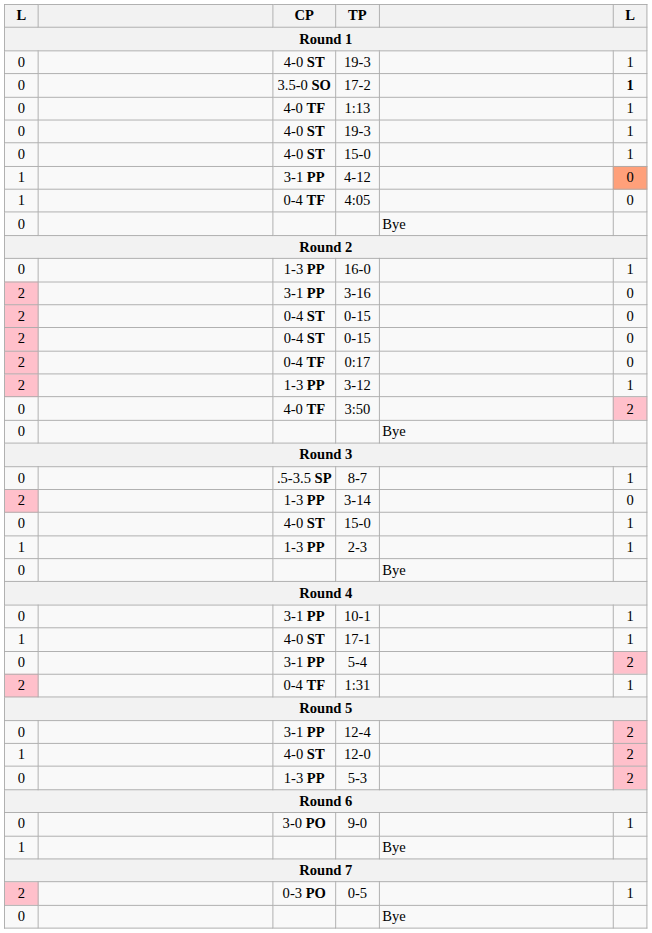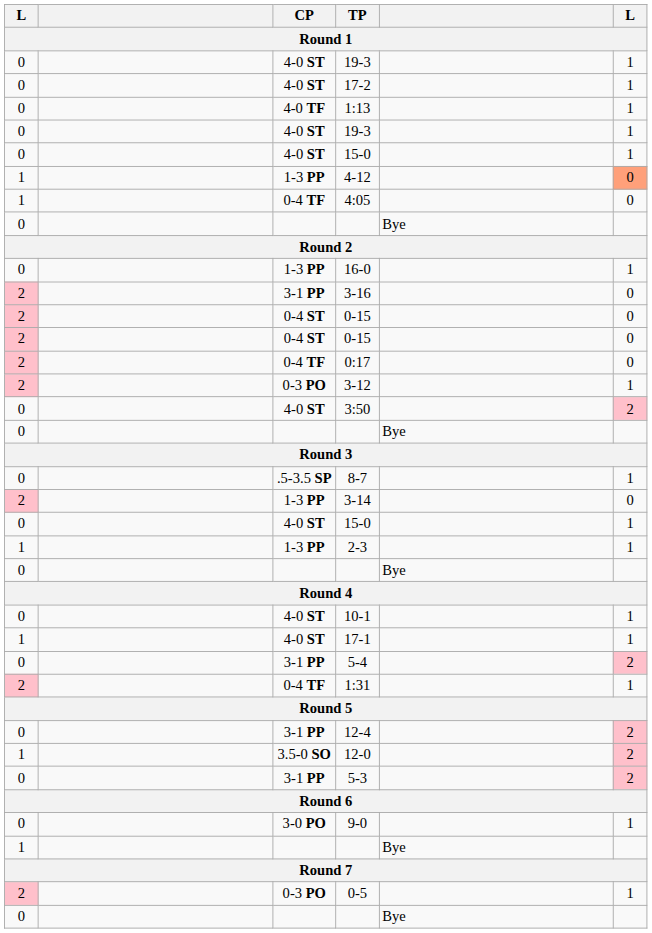(304, 85) 3.5-0 SO -> (304, 85) 4-0 ST
(630, 85) bold -> (630, 85) normal
(304, 177) 3-1 PP -> (304, 177) 1-3 PP
(304, 385) 1-3 PP -> (304, 385) 0-3 PO
(304, 408) 4-0 TF -> (304, 408) 4-0 ST
(304, 616) 3-1 PP -> (304, 616) 4-0 ST
(304, 754) 4-0 ST -> (304, 754) 3.5-0 SO
(304, 778) 1-3 PP -> (304, 778) 3-1 PP
